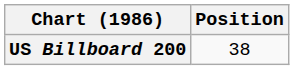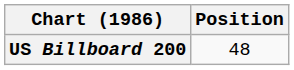(239, 50) 38 -> (239, 50) 48
